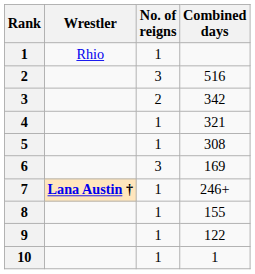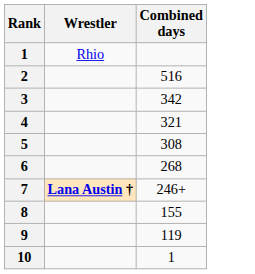- column: (158, 23)
(215, 167) 169 -> (171, 167) 268
(215, 235) 122 -> (171, 235) 119
